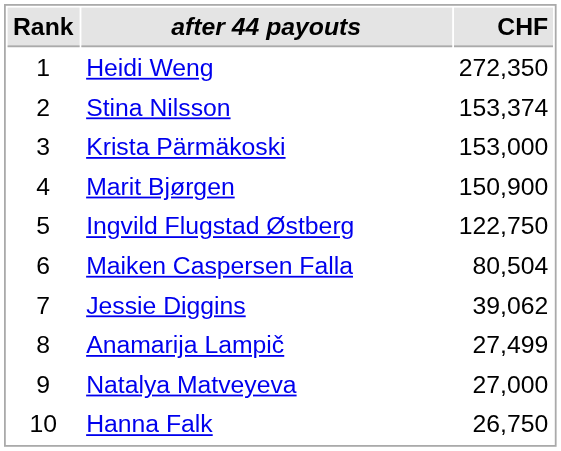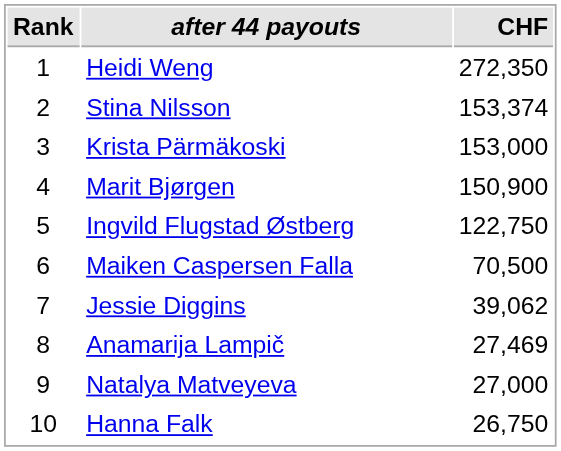(510, 266) 80,504 -> (510, 266) 70,500
(510, 345) 27,499 -> (510, 345) 27,469
